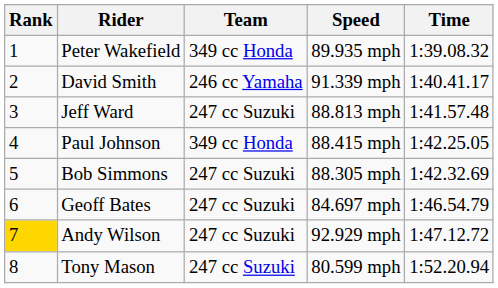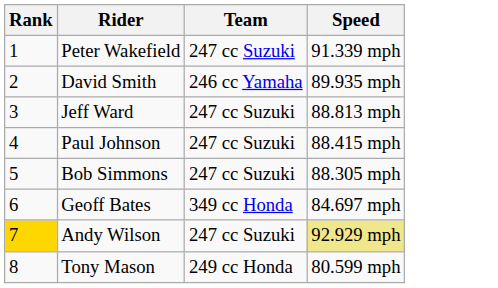- column: (449, 20)
(241, 50) 349 cc Honda -> (242, 50) 247 cc Suzuki
(356, 50) 89.935 mph -> (356, 50) 91.339 mph
(356, 81) 91.339 mph -> (356, 81) 89.935 mph
(241, 143) 349 cc Honda -> (242, 143) 247 cc Suzuki
(242, 205) 247 cc Suzuki -> (241, 205) 349 cc Honda
(356, 235) no background -> (356, 235) khaki background
(242, 266) 247 cc Suzuki -> (241, 266) 249 cc Honda
